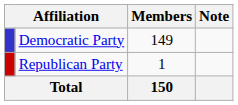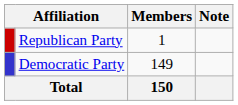rows swapped: (71, 40) <-> (71, 64)
